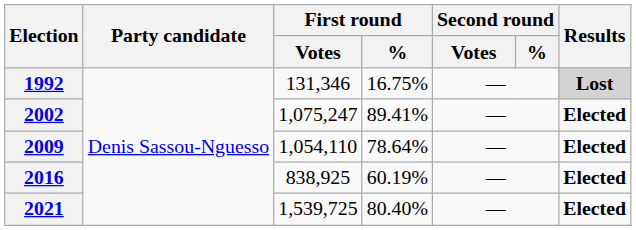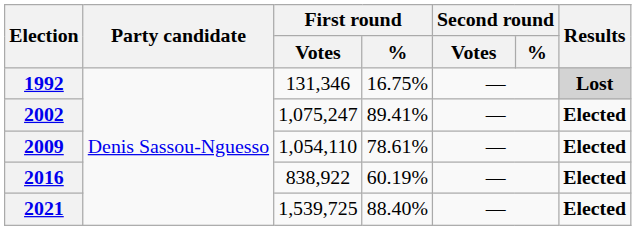(397, 146) 78.64% -> (397, 146) 78.61%
(318, 177) 838,925 -> (318, 177) 838,922
(397, 209) 80.40% -> (397, 209) 88.40%
